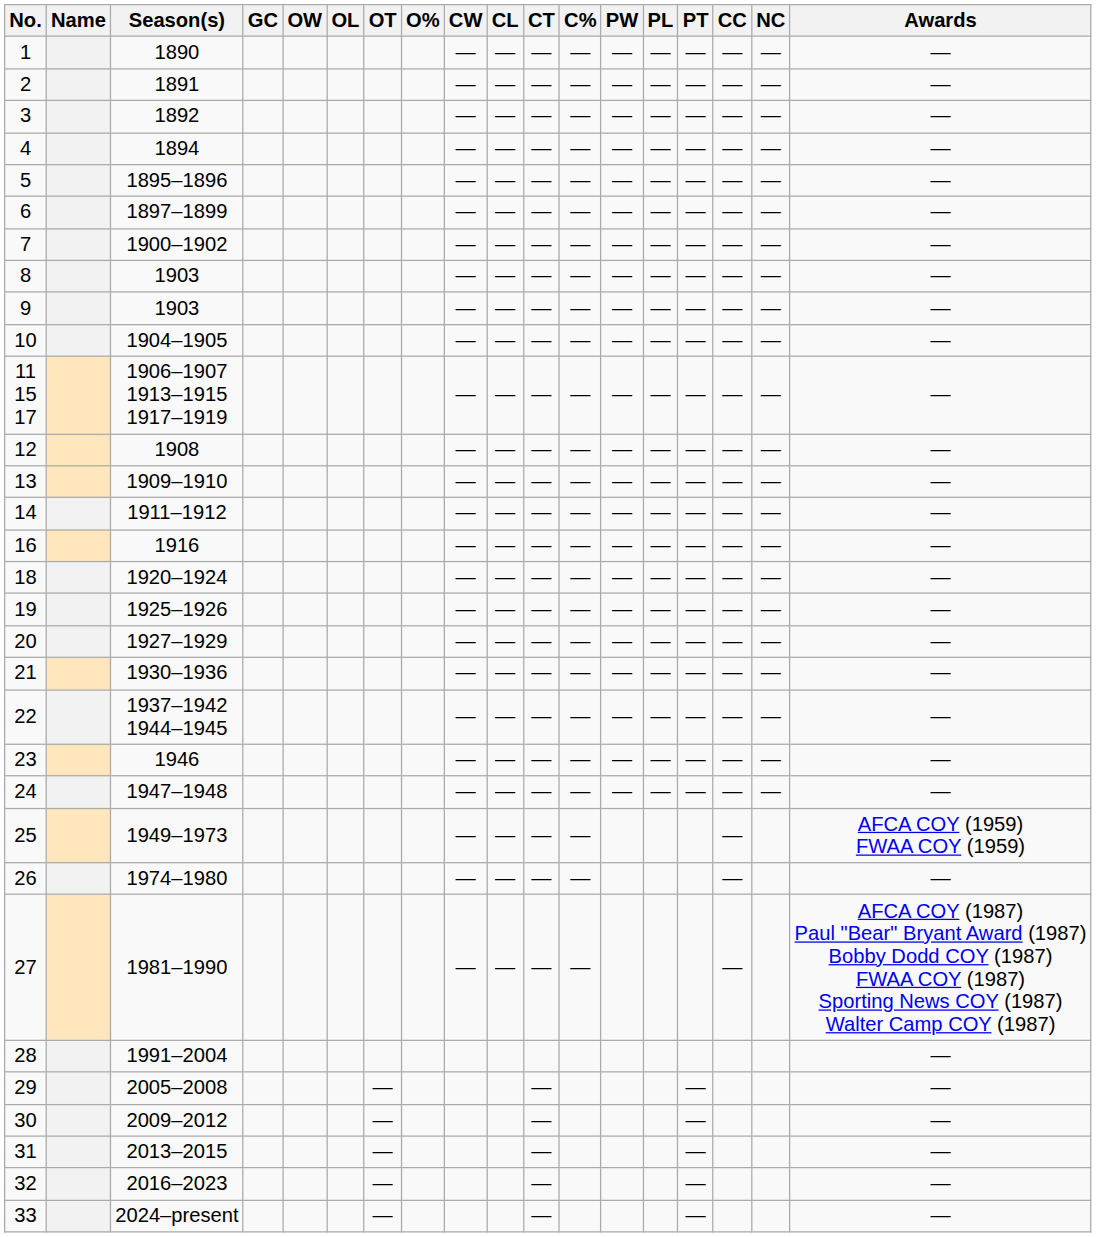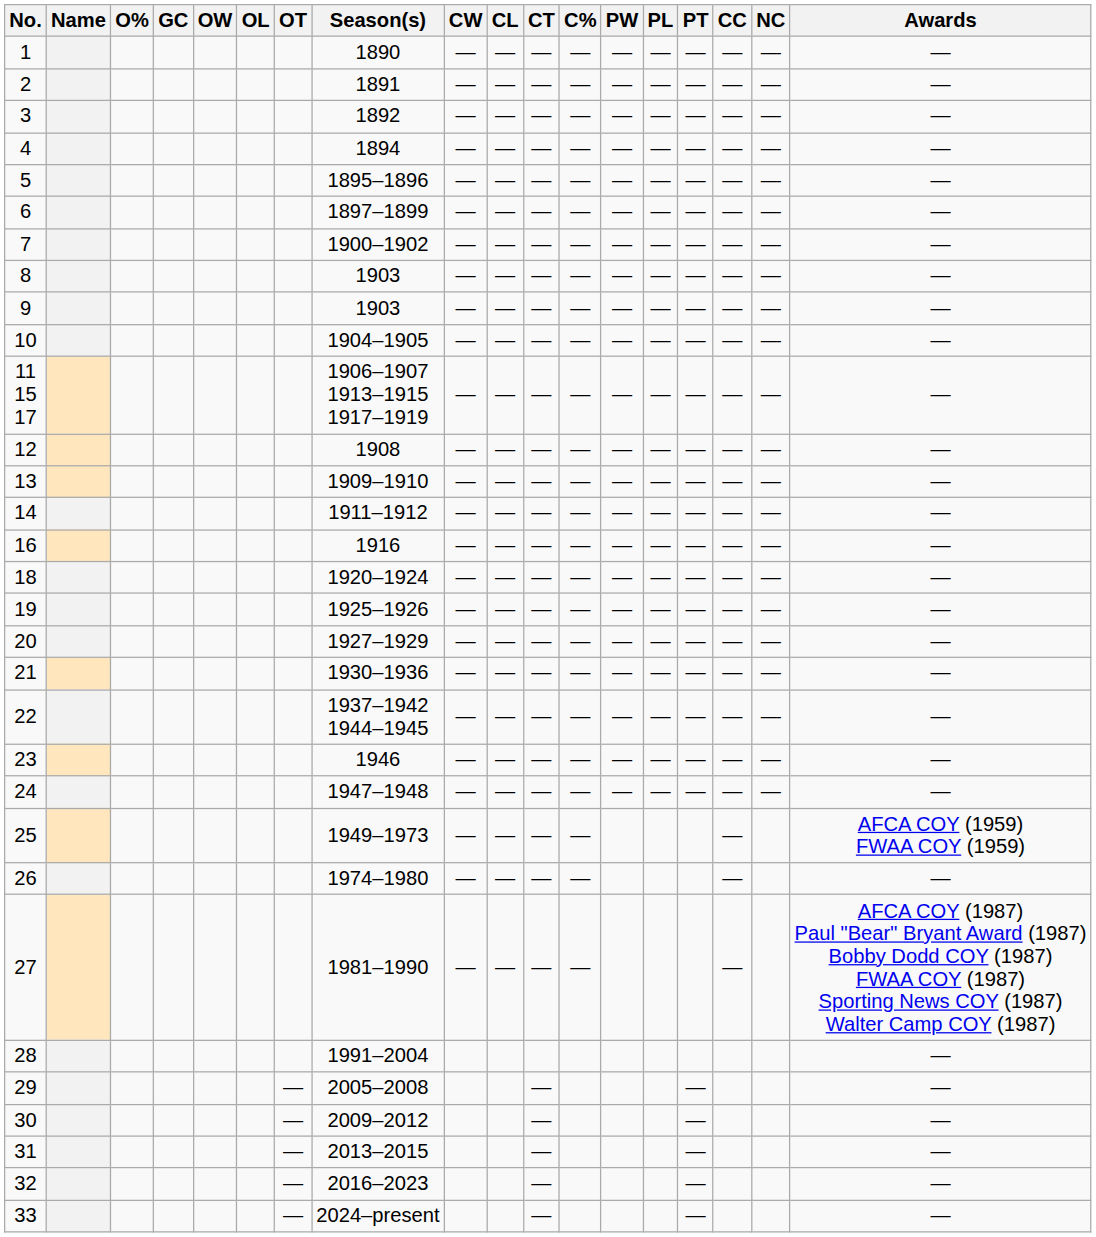columns swapped: (177, 20) <-> (423, 20)
